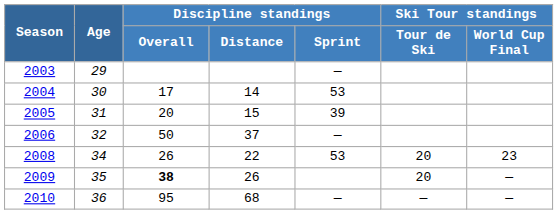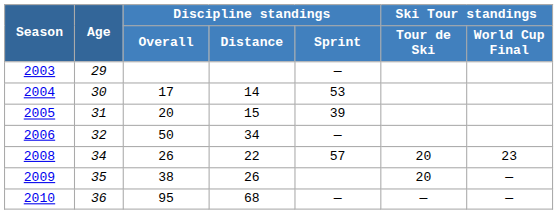(252, 136) 37 -> (252, 136) 34
(338, 157) 53 -> (338, 157) 57
(166, 178) bold -> (166, 178) normal
